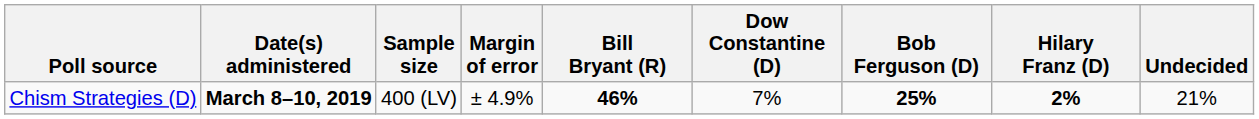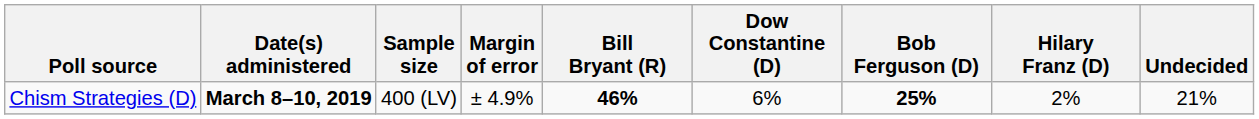(767, 98) 7% -> (767, 98) 6%
(1066, 98) bold -> (1066, 98) normal
